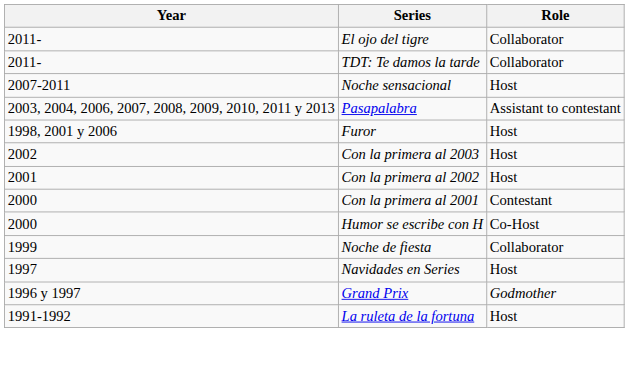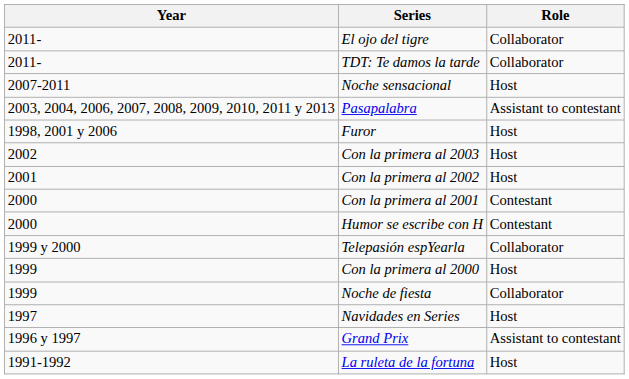(515, 223) Co-Host -> (521, 223) Contestant
+ row: (403, 246)
+ row: (410, 270)
(523, 293) Godmother -> (555, 339) Assistant to contestant
